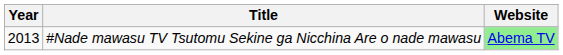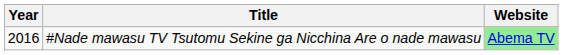(24, 38) 2013 -> (24, 38) 2016
